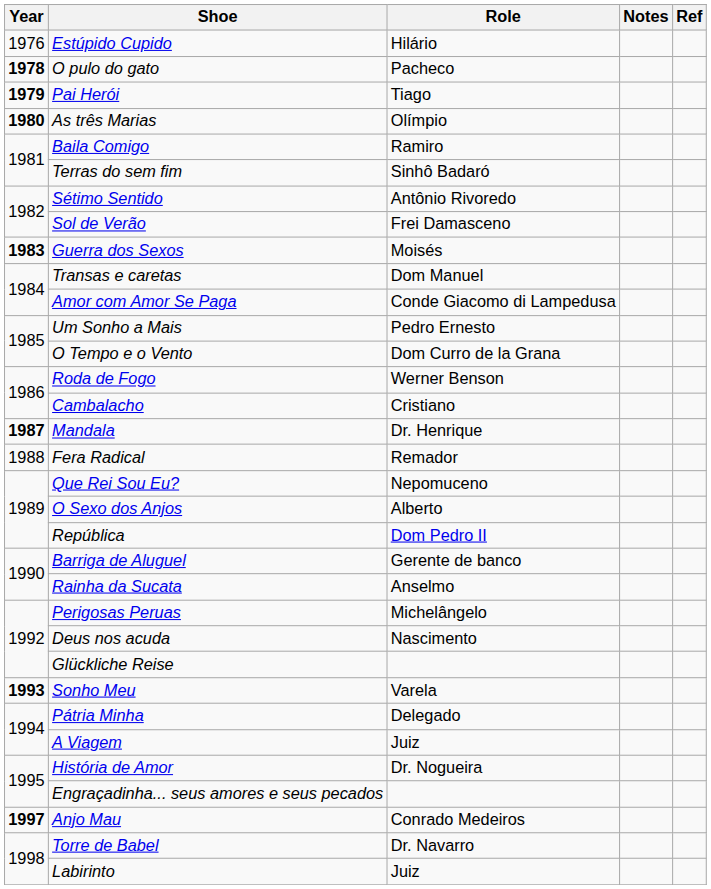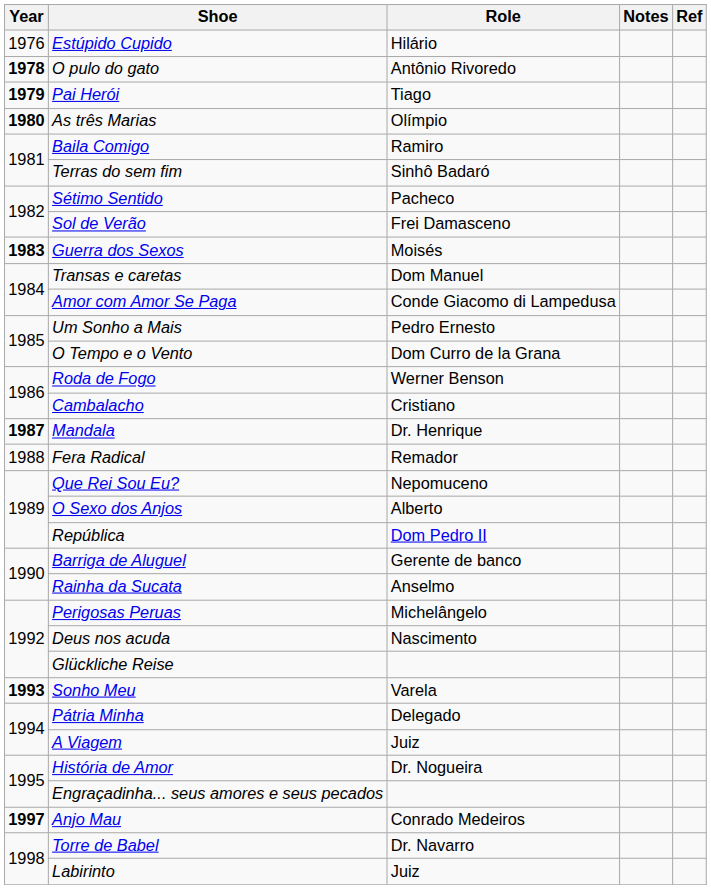(423, 69) Pacheco -> (453, 69) Antônio Rivoredo
(453, 198) Antônio Rivoredo -> (423, 198) Pacheco
